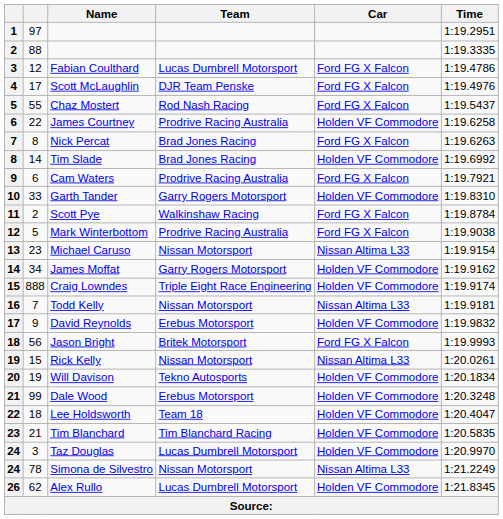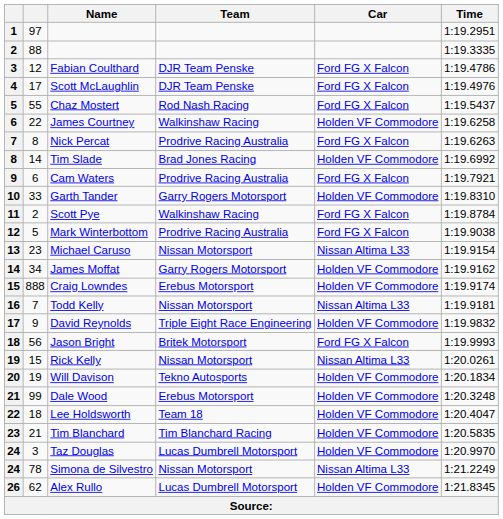(228, 68) Lucas Dumbrell Motorsport -> (206, 68) DJR Team Penske
(223, 122) Prodrive Racing Australia -> (209, 122) Walkinshaw Racing
(207, 141) Brad Jones Racing -> (223, 141) Prodrive Racing Australia
(235, 286) Triple Eight Race Engineering -> (206, 286) Erebus Motorsport
(206, 323) Erebus Motorsport -> (235, 323) Triple Eight Race Engineering
